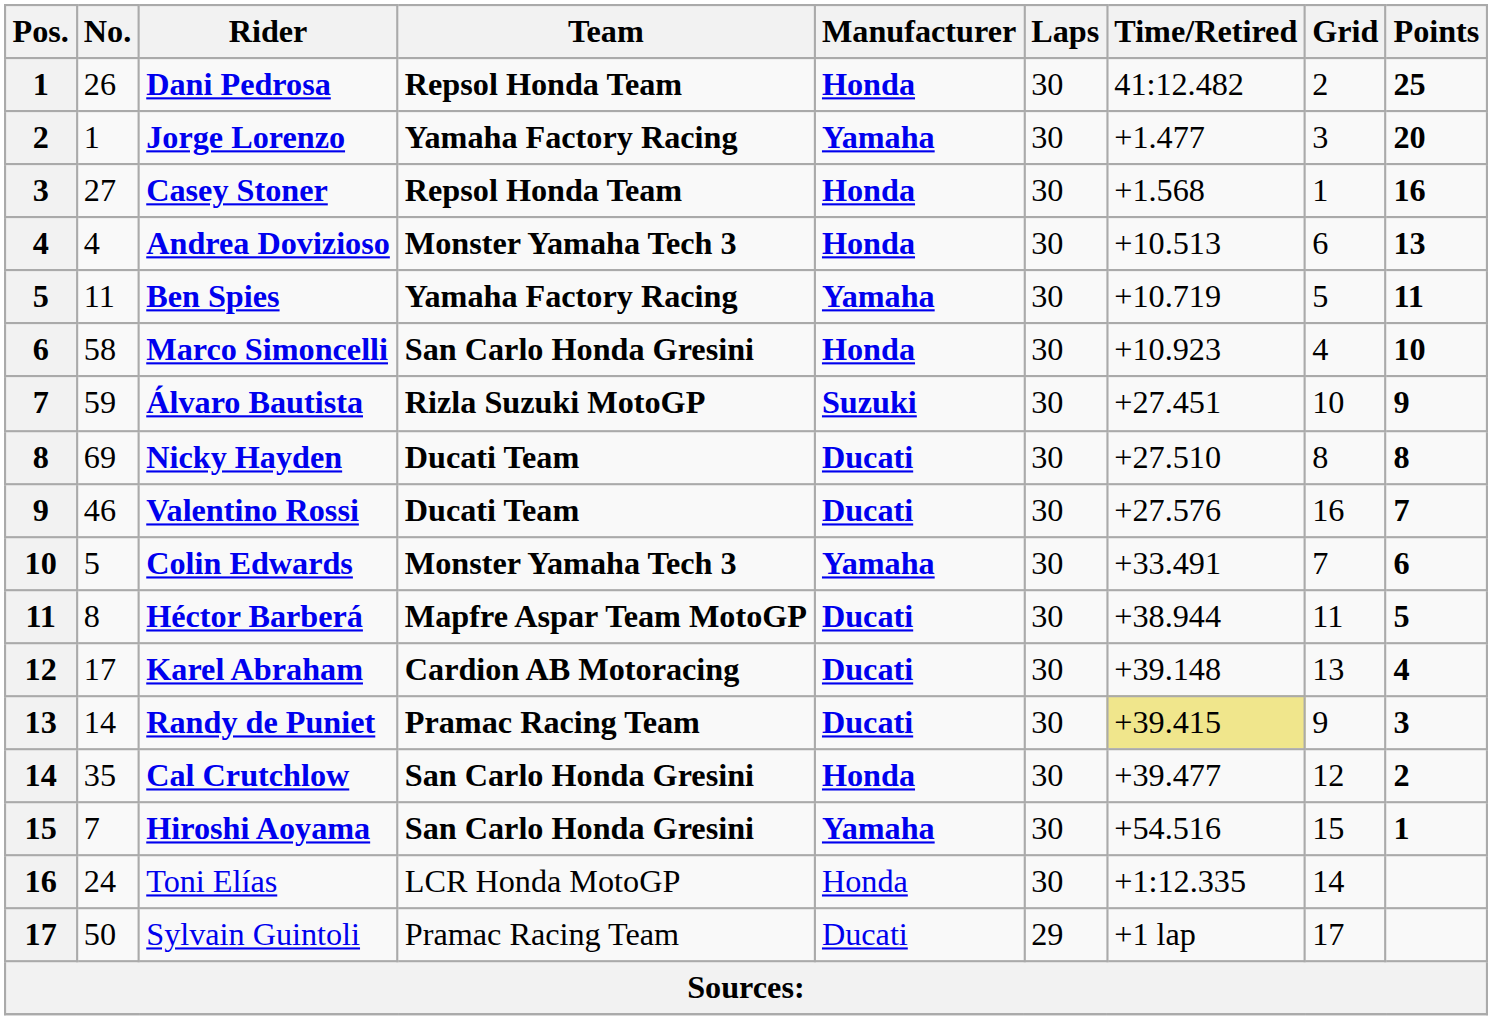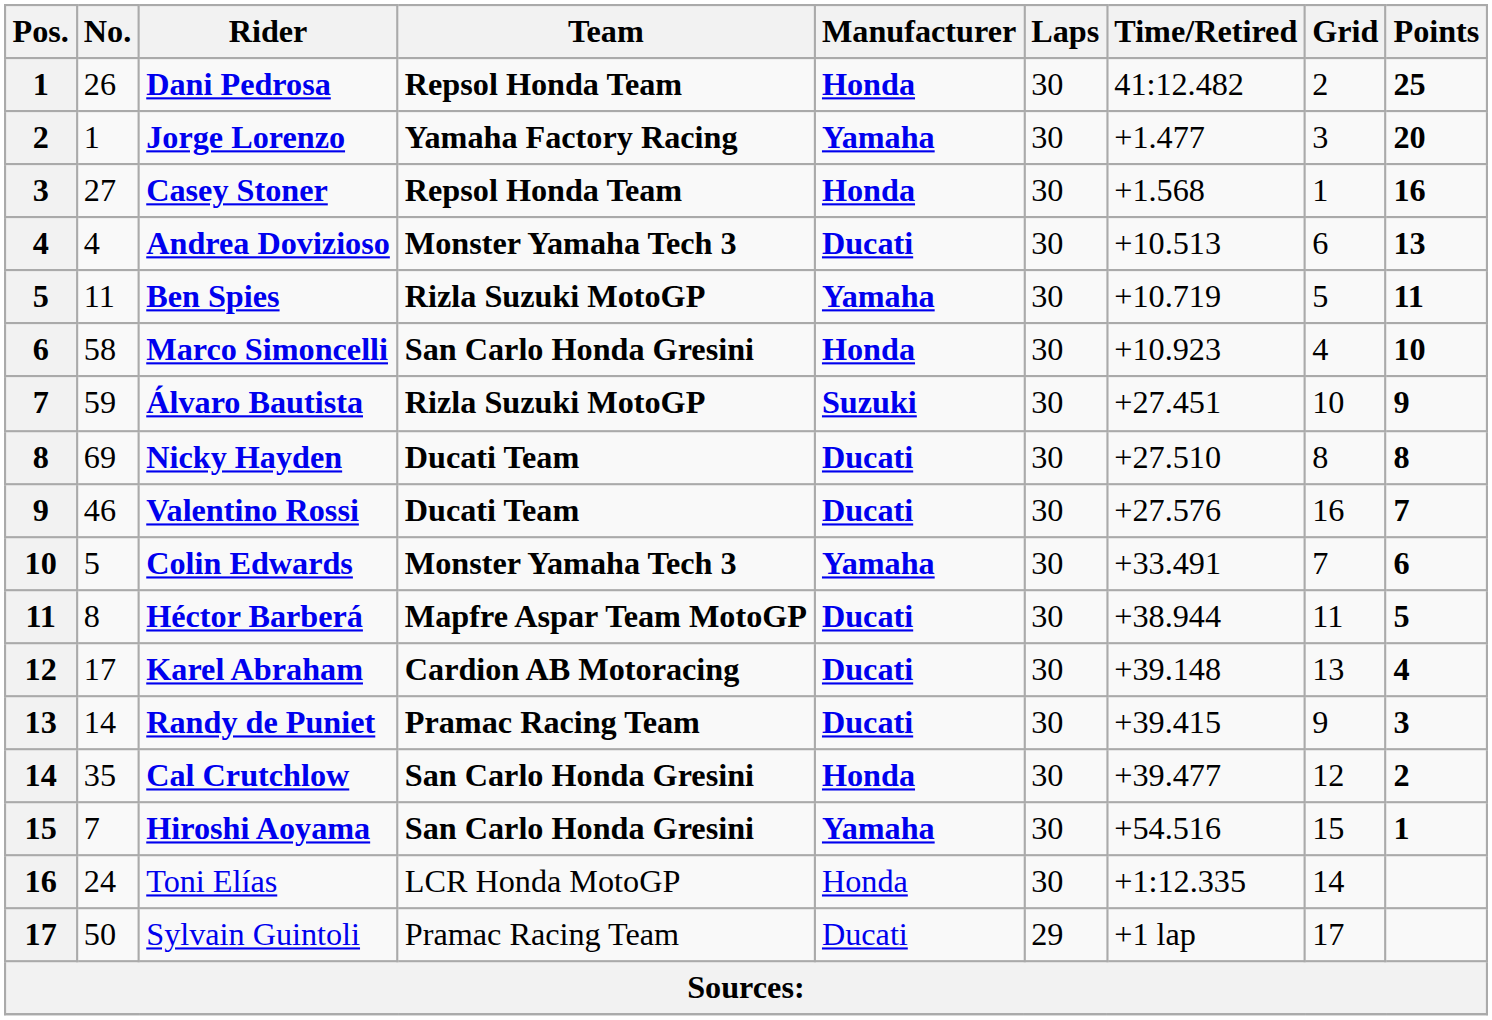(868, 243) Honda -> (868, 243) Ducati
(571, 296) Yamaha Factory Racing -> (555, 296) Rizla Suzuki MotoGP
(1168, 721) khaki background -> (1168, 721) no background
